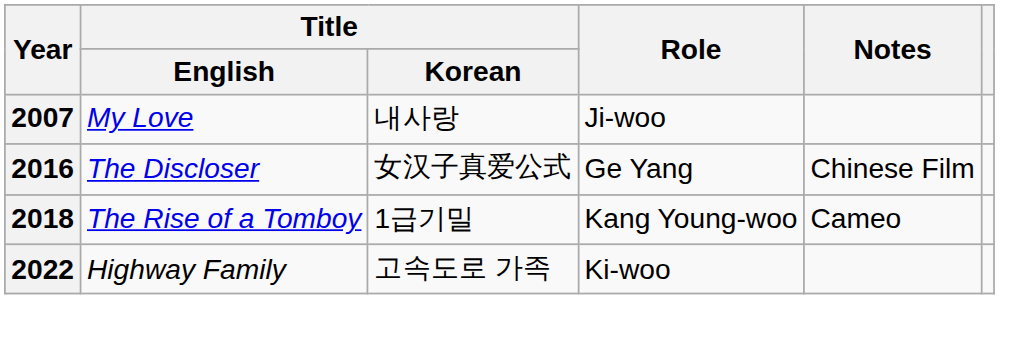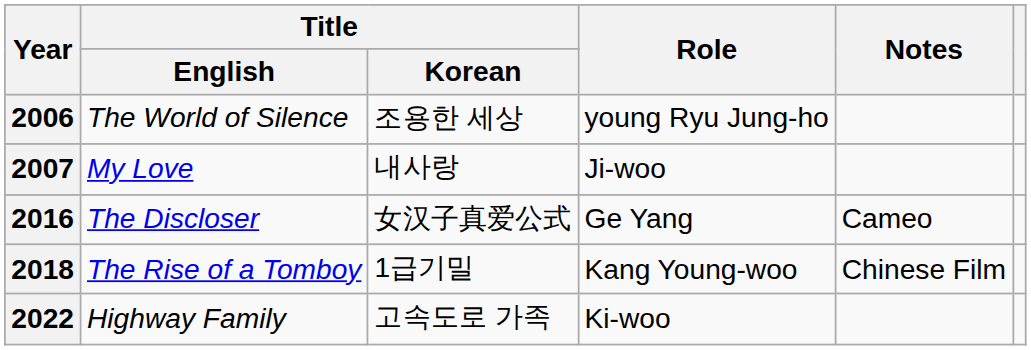+ row: (43, 118)
(893, 168) Chinese Film -> (887, 218) Cameo
(856, 218) Cameo -> (924, 268) Chinese Film
